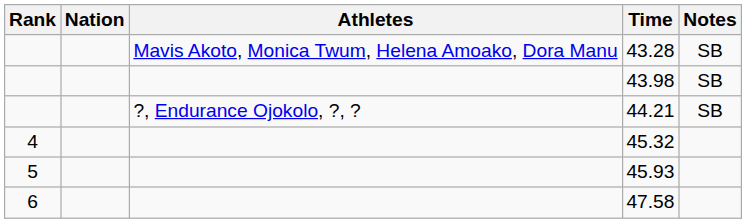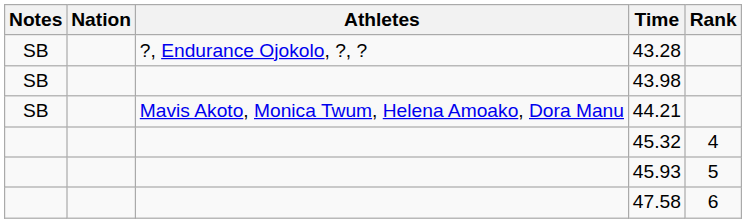columns swapped: (33, 19) <-> (710, 19)
(375, 50) Mavis Akoto, Monica Twum, Helena Amoako, Dora Manu -> (253, 50) ?, Endurance Ojokolo, ?, ?
(247, 111) ?, Endurance Ojokolo, ?, ? -> (382, 111) Mavis Akoto, Monica Twum, Helena Amoako, Dora Manu
